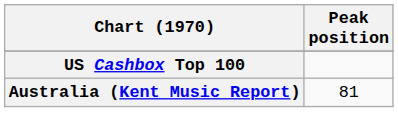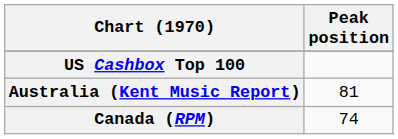+ row: (155, 120)
